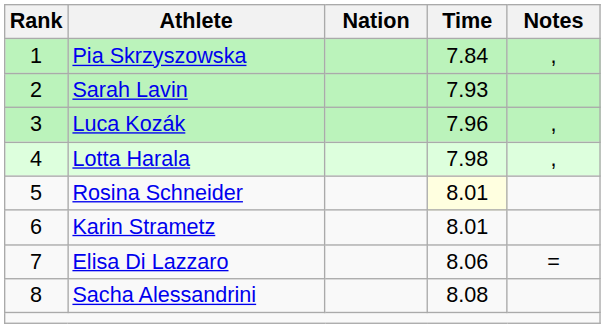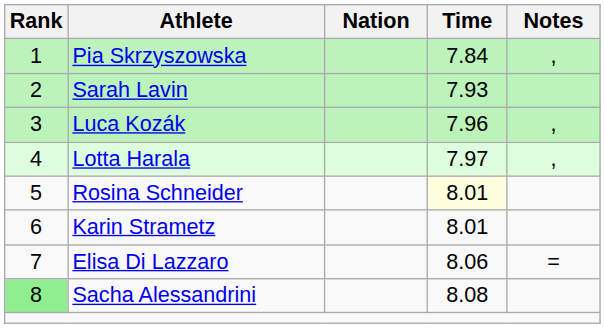(467, 158) 7.98 -> (467, 158) 7.97
(36, 295) no background -> (36, 295) lightgreen background
